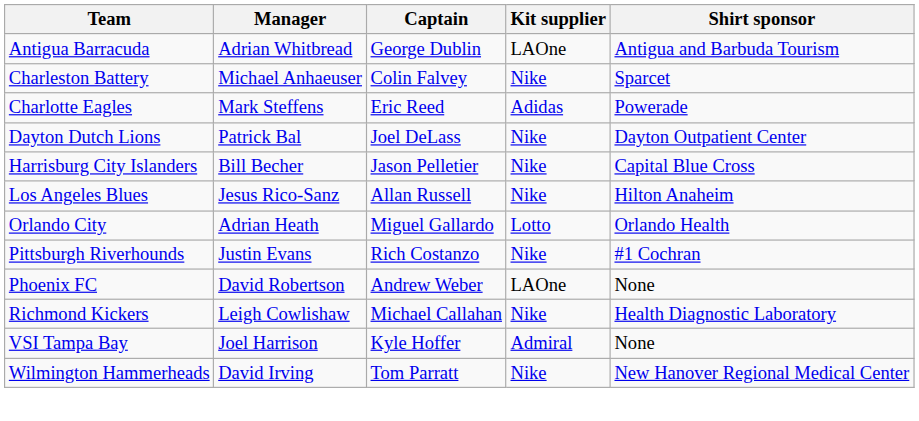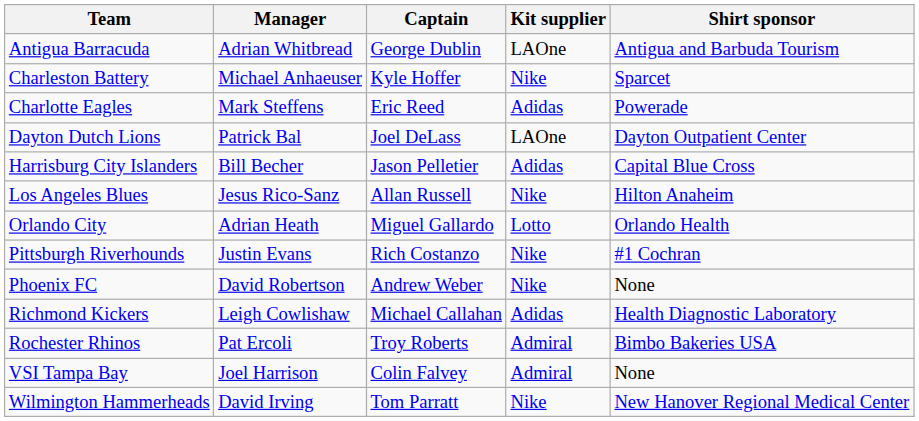(419, 78) Colin Falvey -> (415, 78) Kyle Hoffer
(529, 136) Nike -> (538, 136) LAOne
(529, 166) Nike -> (537, 166) Adidas
(538, 284) LAOne -> (529, 284) Nike
(529, 313) Nike -> (537, 313) Adidas
+ row: (75, 343)
(415, 343) Kyle Hoffer -> (419, 372) Colin Falvey
